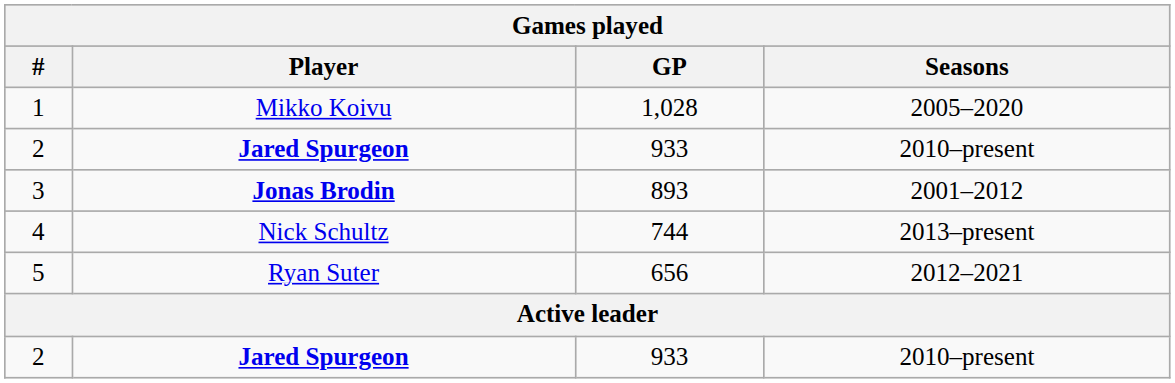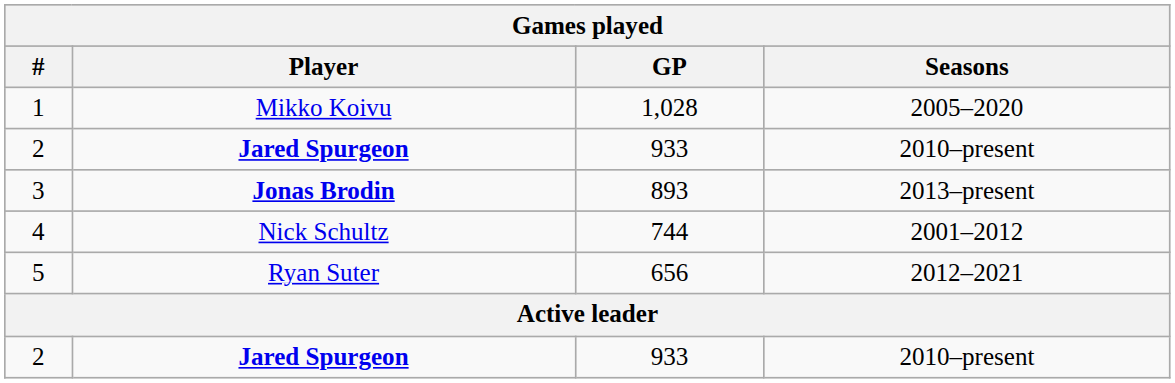(967, 190) 2001–2012 -> (967, 190) 2013–present
(967, 232) 2013–present -> (967, 232) 2001–2012
